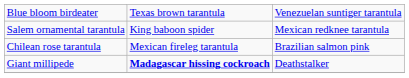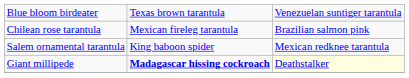rows swapped: (66, 30) <-> (54, 47)
(302, 64) no background -> (302, 64) lightyellow background
